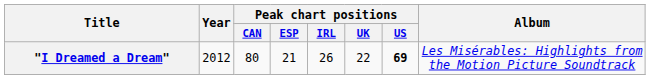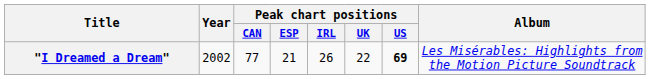(216, 58) 2012 -> (216, 58) 2002
(252, 58) 80 -> (252, 58) 77
